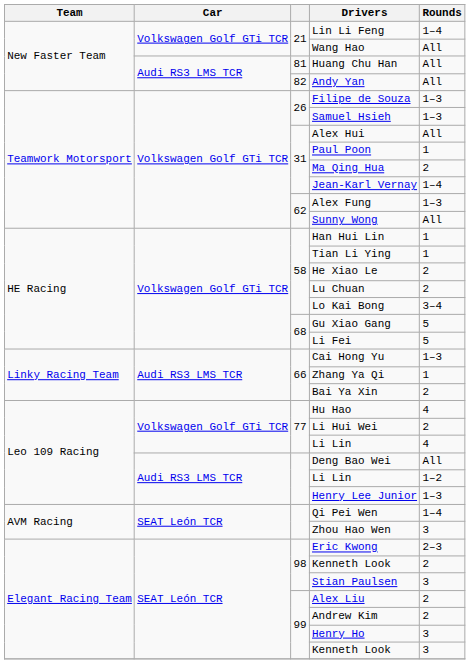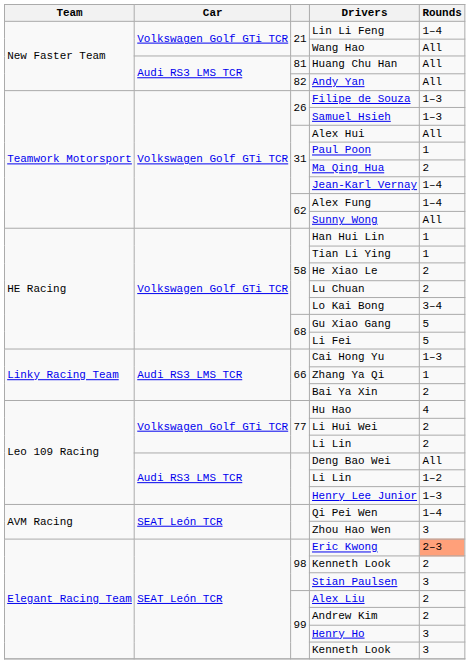(432, 203) 1–3 -> (432, 203) 1–4
(426, 444) 4 -> (426, 444) 2
(432, 547) no background -> (432, 547) lightsalmon background
